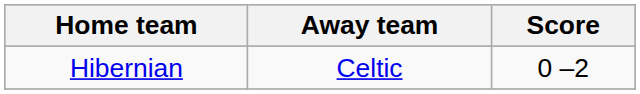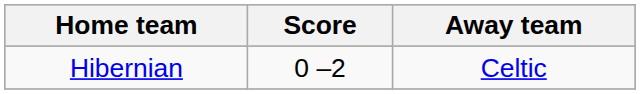columns swapped: (563, 25) <-> (370, 25)
